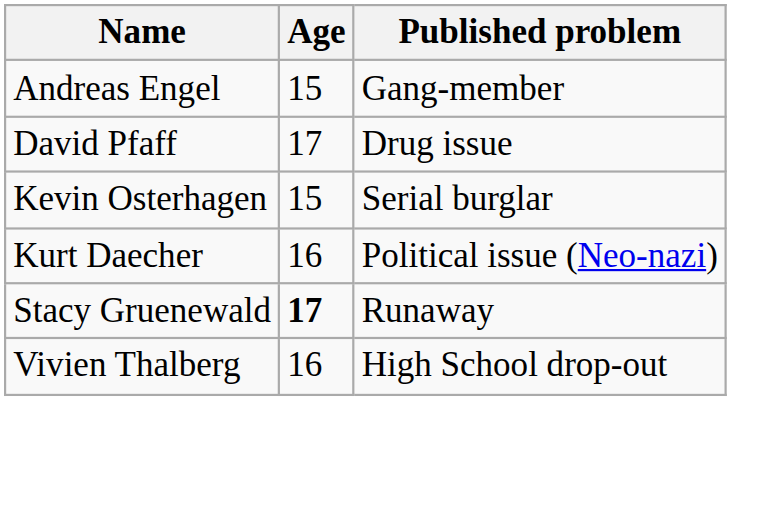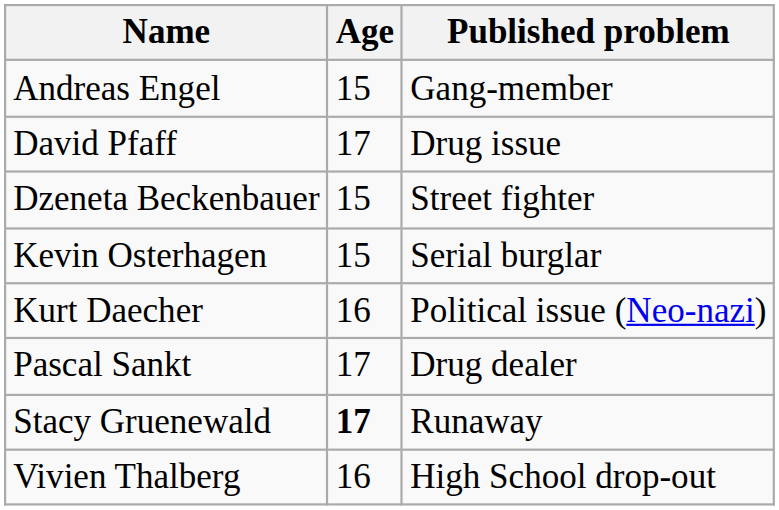+ row: (166, 198)
+ row: (102, 365)
